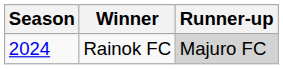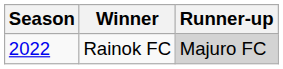(30, 48) 2024 -> (30, 48) 2022
